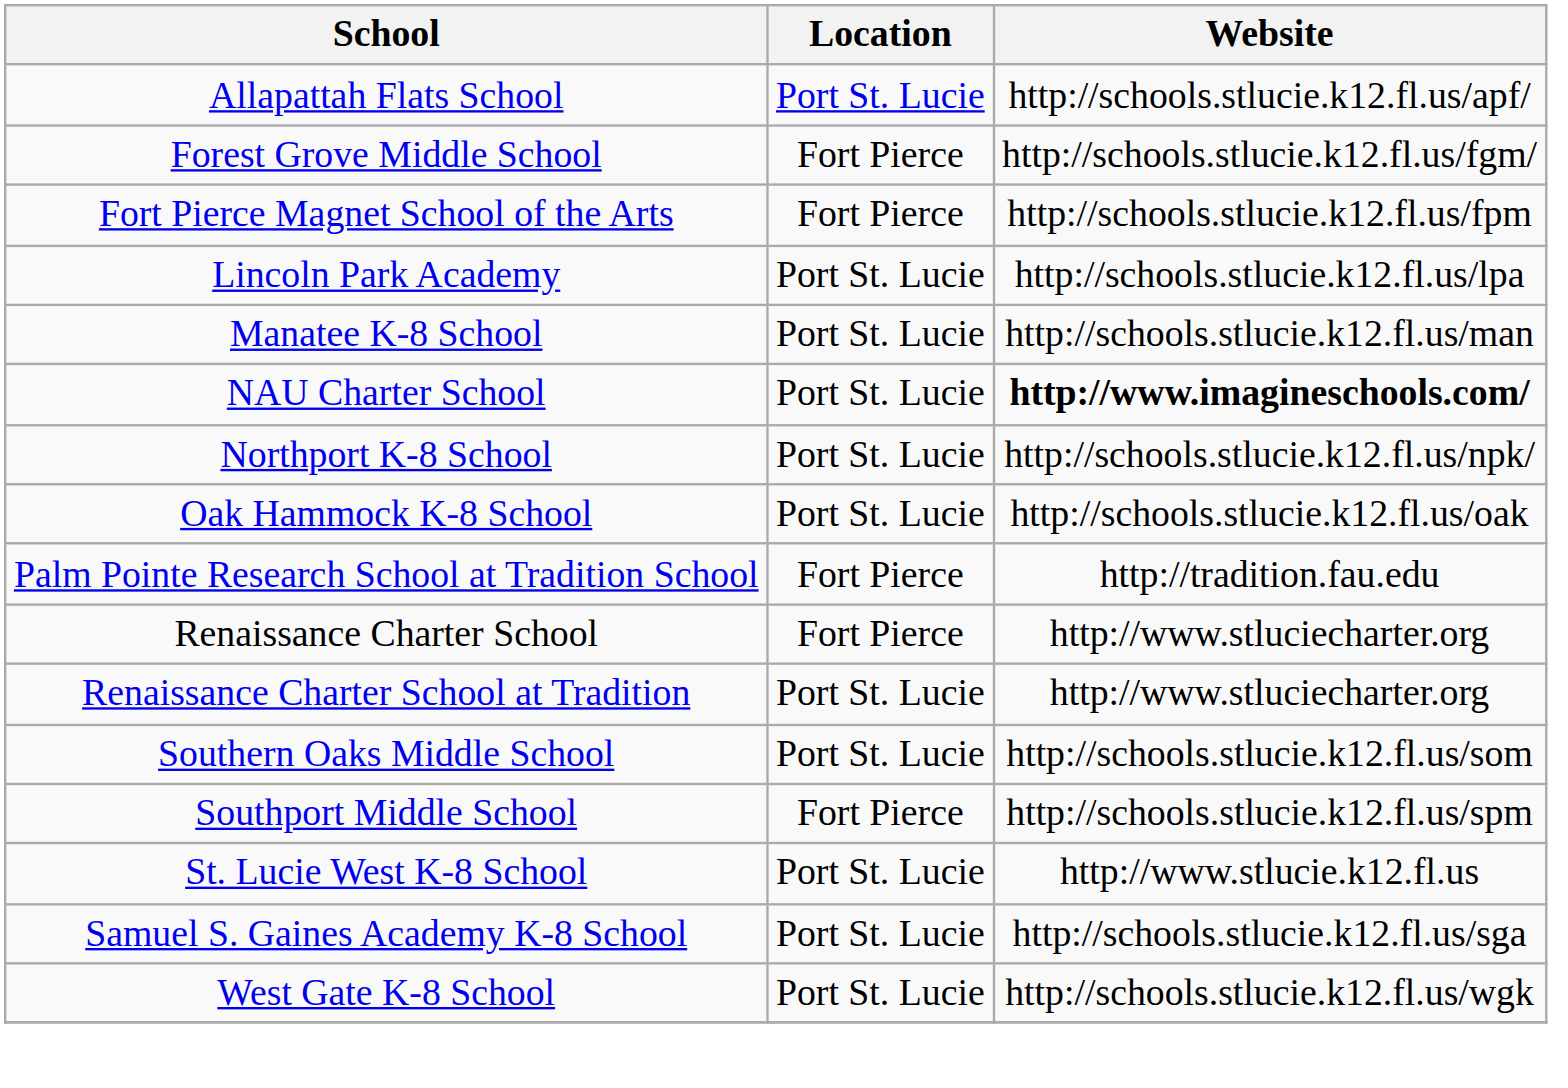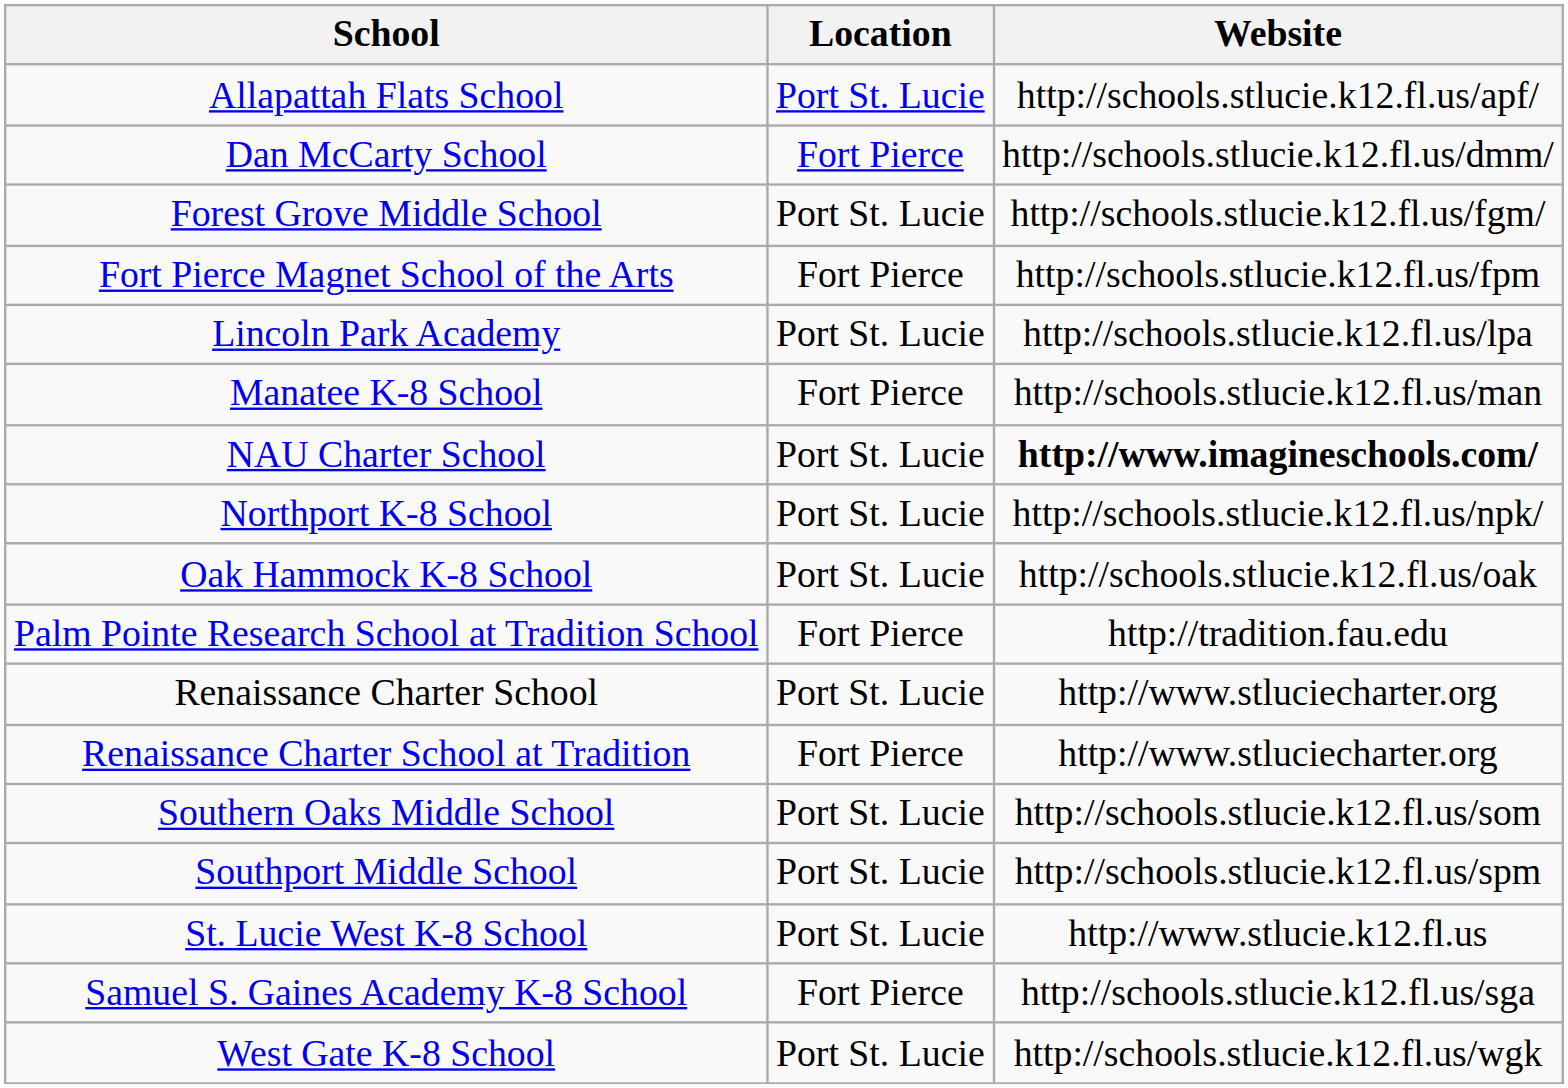+ row: (386, 154)
(880, 154) Fort Pierce -> (880, 214) Port St. Lucie
(880, 333) Port St. Lucie -> (880, 393) Fort Pierce
(880, 633) Fort Pierce -> (880, 693) Port St. Lucie
(880, 693) Port St. Lucie -> (880, 753) Fort Pierce
(880, 812) Fort Pierce -> (880, 872) Port St. Lucie
(880, 932) Port St. Lucie -> (880, 992) Fort Pierce
